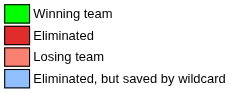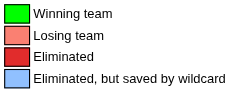rows swapped: (69, 57) <-> (64, 35)
